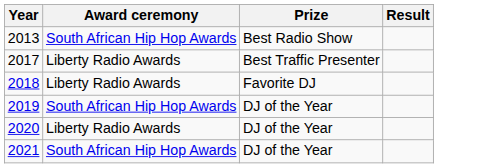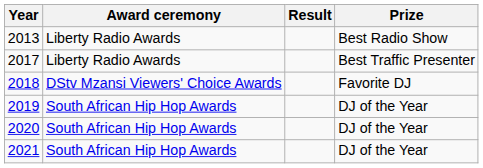columns swapped: (311, 15) <-> (408, 15)
(141, 38) South African Hip Hop Awards -> (113, 38) Liberty Radio Awards
(113, 83) Liberty Radio Awards -> (164, 83) DStv Mzansi Viewers' Choice Awards
(113, 128) Liberty Radio Awards -> (141, 128) South African Hip Hop Awards
